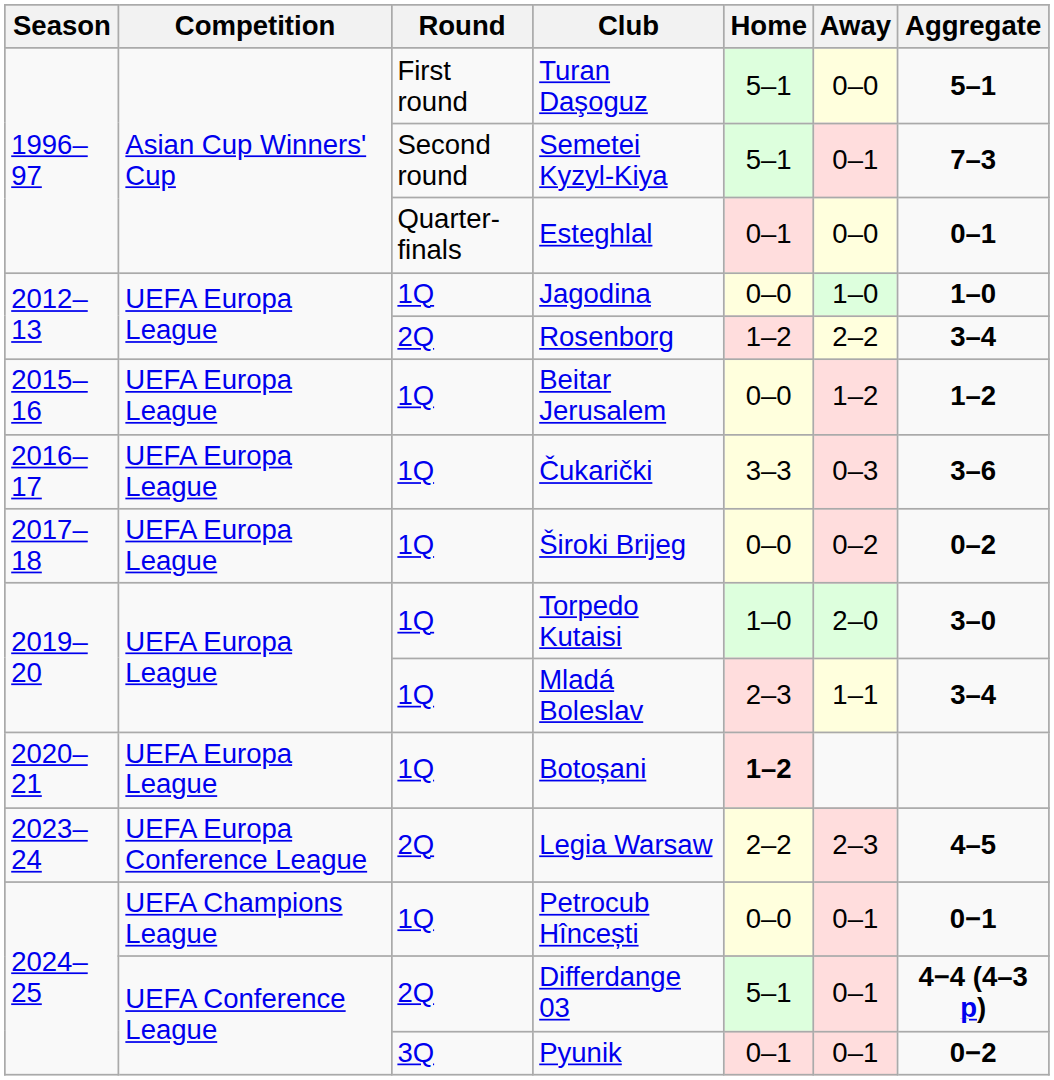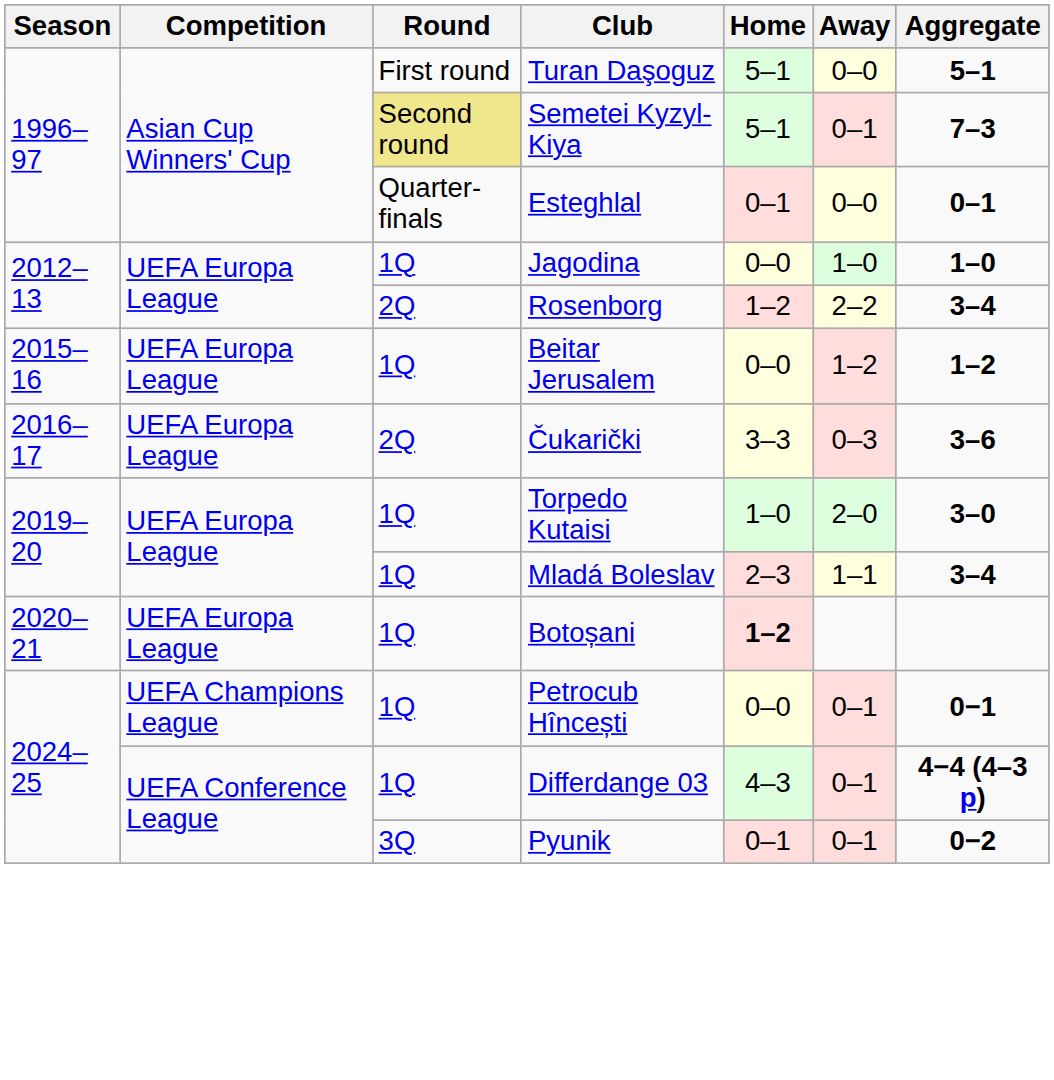(444, 160) no background -> (425, 129) khaki background
(416, 471) 1Q -> (397, 440) 2Q
- row: (613, 545)
- row: (626, 844)
(416, 993) 2Q -> (397, 782) 1Q
(769, 993) 5–1 -> (768, 782) 4–3
